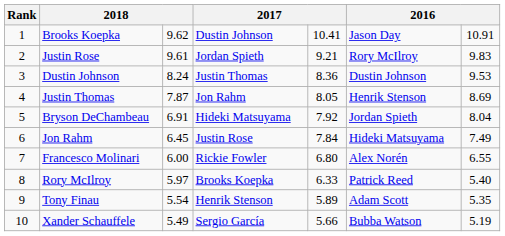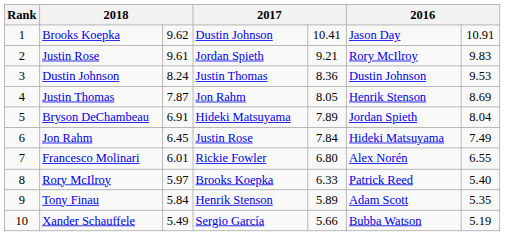(327, 117) 7.92 -> (327, 117) 7.89
(178, 158) 6.00 -> (178, 158) 6.01
(178, 199) 5.54 -> (178, 199) 5.84
